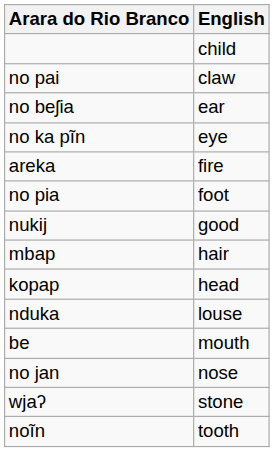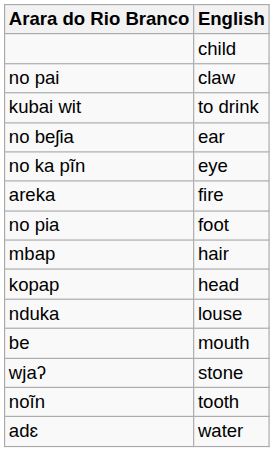+ row: (45, 107)
- row: (28, 225)
- row: (34, 372)
+ row: (23, 431)
